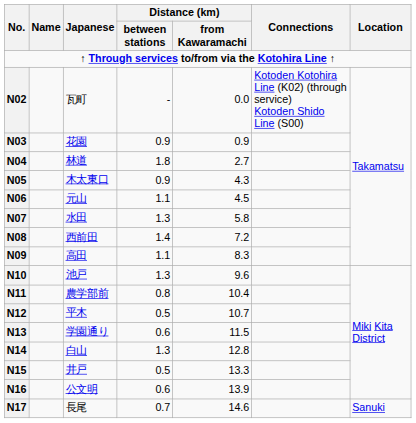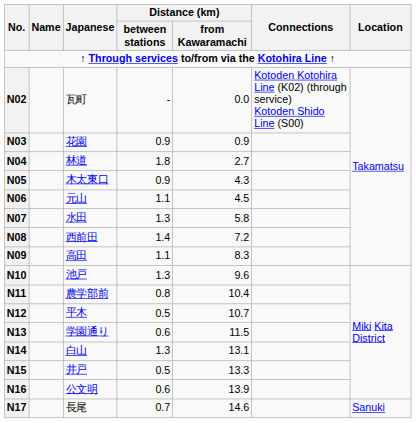(239, 351) 12.8 -> (239, 351) 13.1
